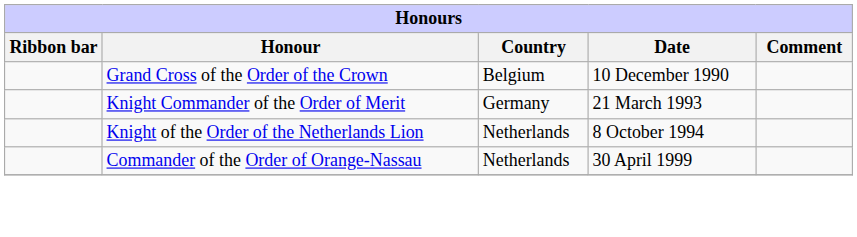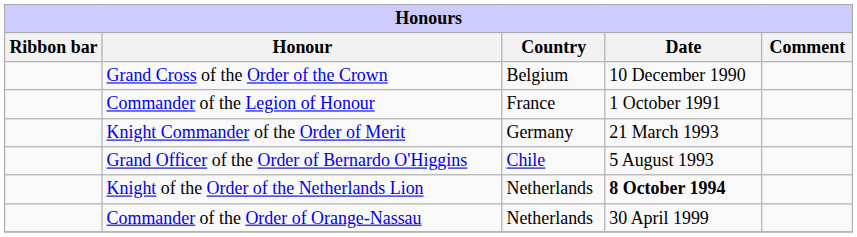+ row: (241, 103)
+ row: (287, 160)
(648, 132) normal -> (667, 189) bold
